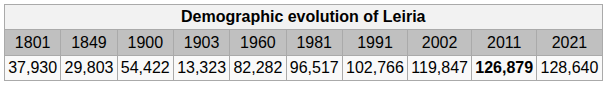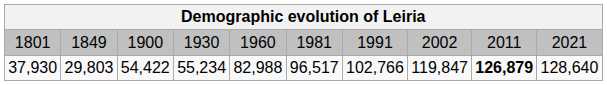(202, 42) 1903 -> (202, 42) 1930
(202, 67) 13,323 -> (202, 67) 55,234
(258, 67) 82,282 -> (258, 67) 82,988
